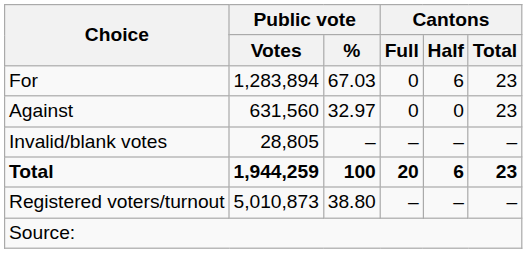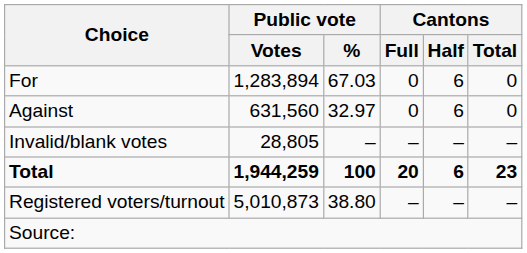(507, 80) 23 -> (512, 80) 0
(459, 111) 0 -> (459, 111) 6
(507, 111) 23 -> (512, 111) 0
